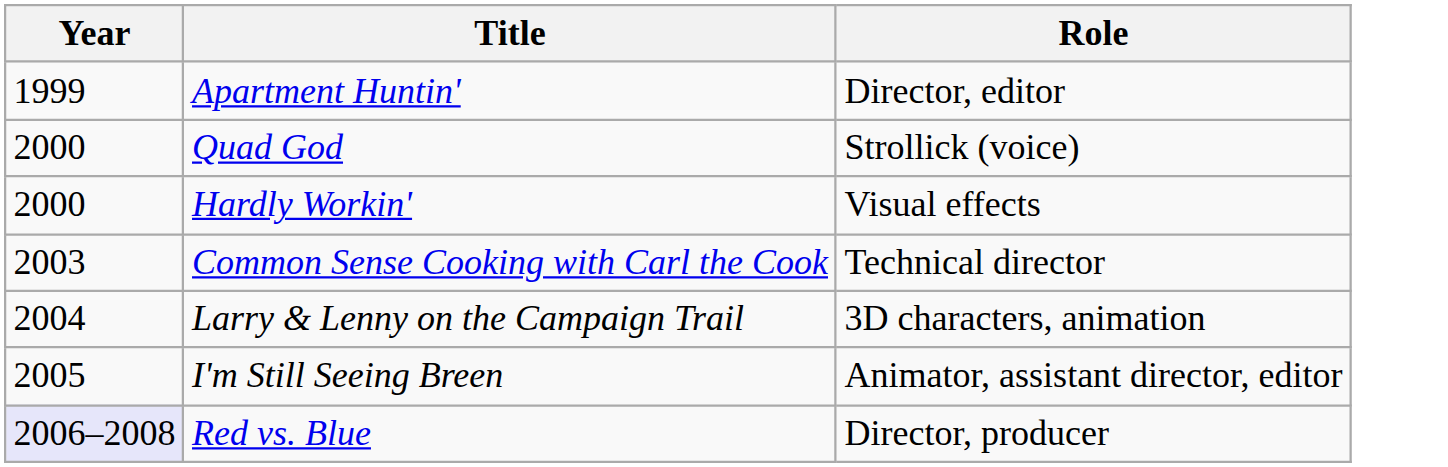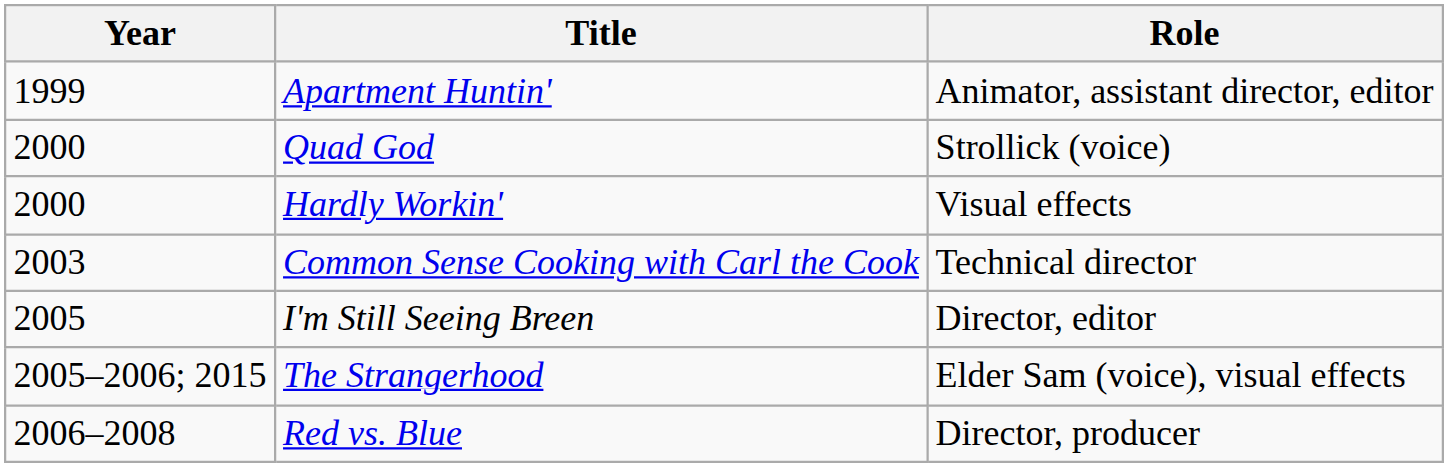(955, 90) Director, editor -> (1185, 90) Animator, assistant director, editor
- row: (468, 318)
(1094, 375) Animator, assistant director, editor -> (1046, 318) Director, editor
+ row: (413, 375)
(94, 432) lavender background -> (94, 432) no background
